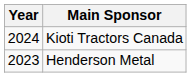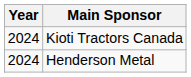(24, 60) 2023 -> (24, 60) 2024
